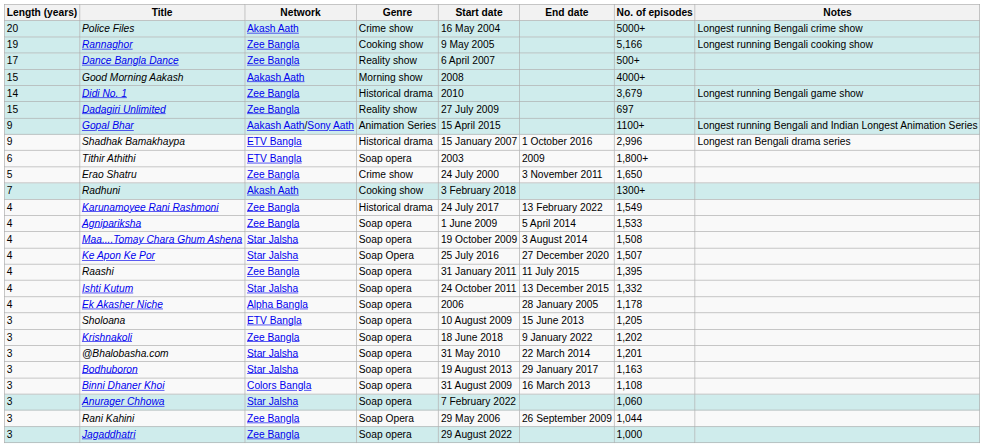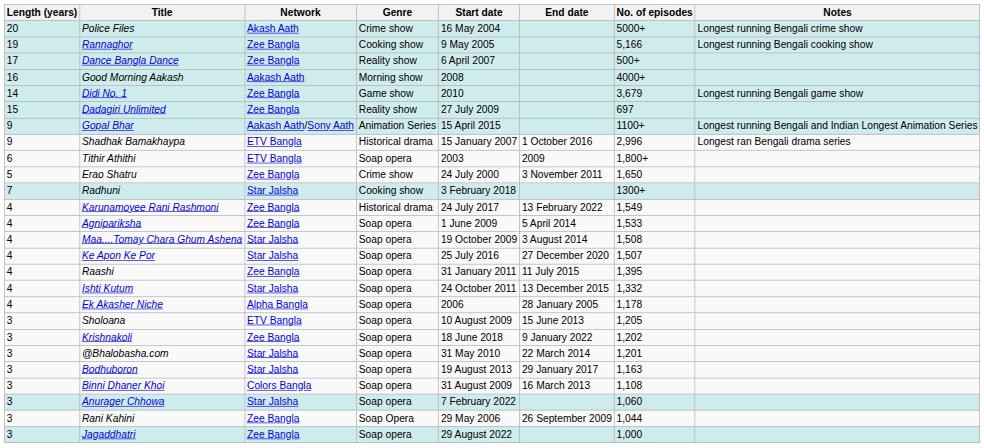(12, 77) 15 -> (12, 77) 16
(396, 93) Historical drama -> (386, 93) Game show
(273, 191) Akash Aath -> (273, 191) Star Jalsha
(386, 256) Soap Opera -> (385, 256) Soap opera
